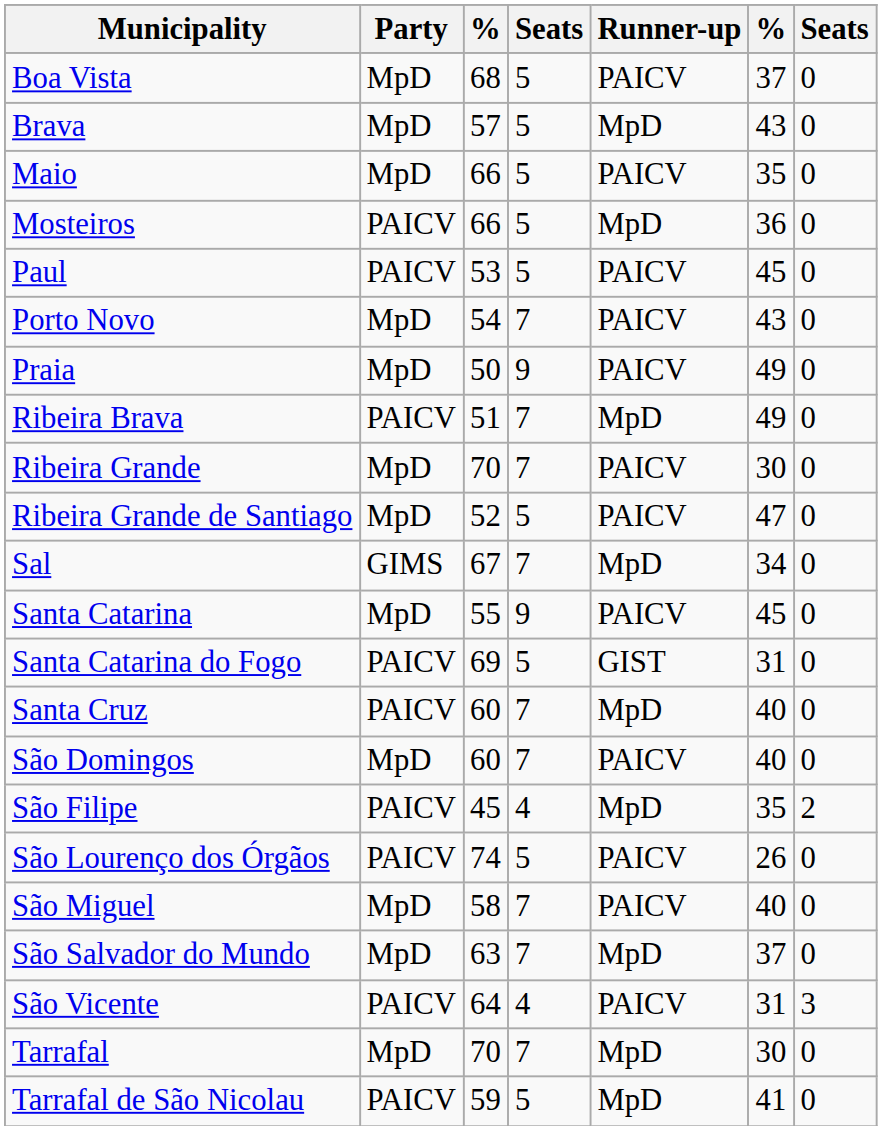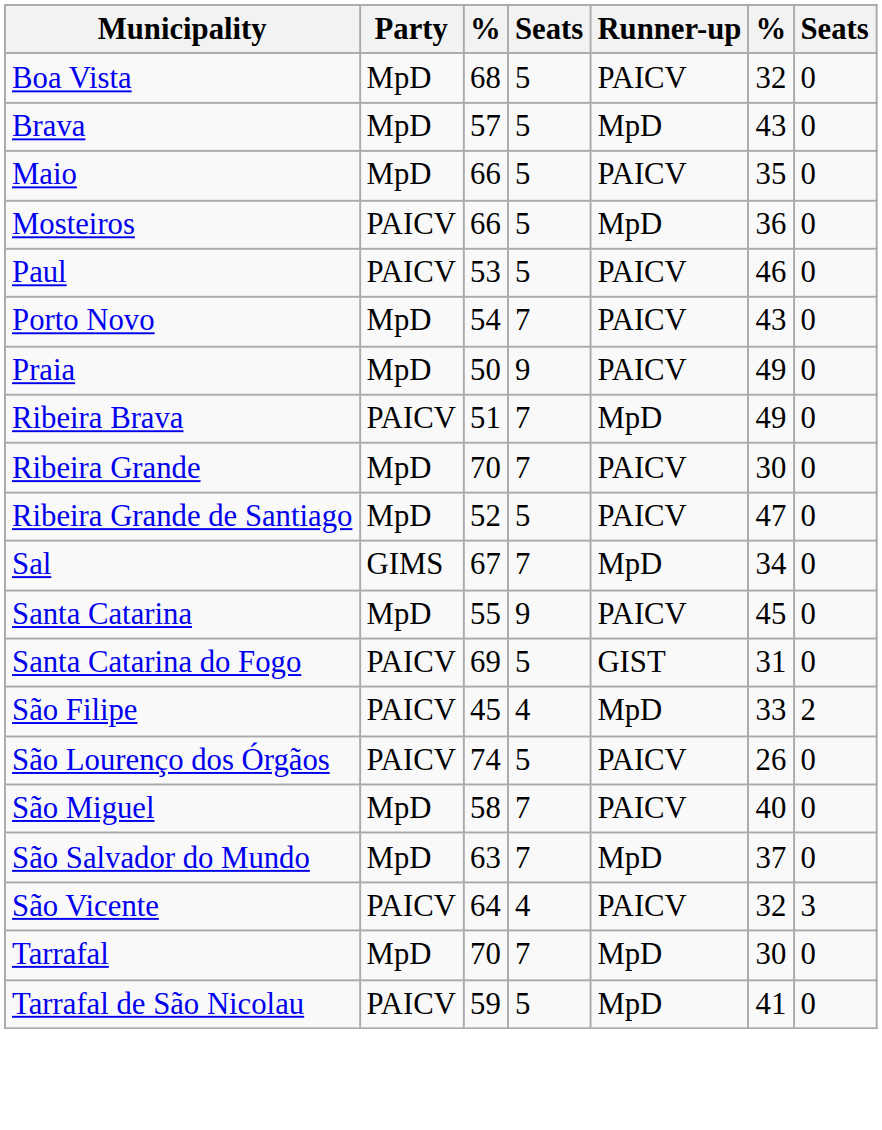(771, 77) 37 -> (771, 77) 32
(771, 272) 45 -> (771, 272) 46
- row: (80, 710)
- row: (103, 759)
(771, 808) 35 -> (771, 710) 33
(771, 1003) 31 -> (771, 905) 32
